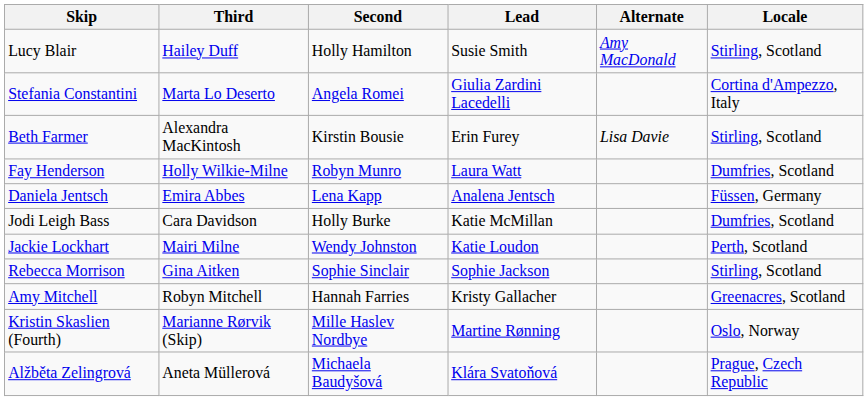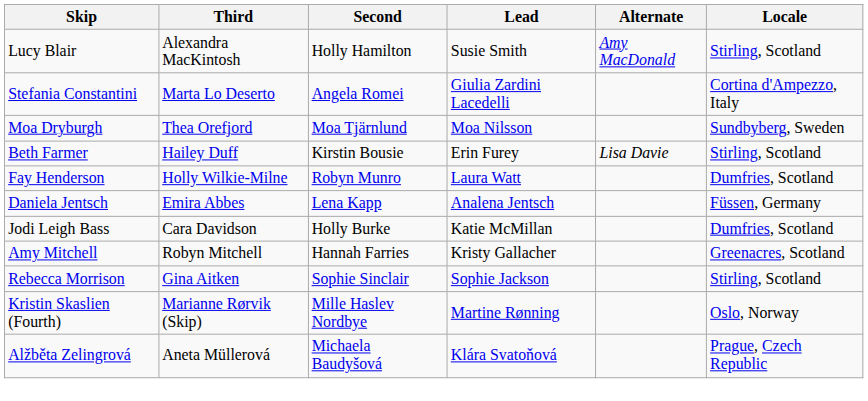(200, 51) Hailey Duff -> (201, 51) Alexandra MacKintosh
+ row: (55, 128)
(201, 136) Alexandra MacKintosh -> (200, 153) Hailey Duff
- row: (59, 246)
rows swapped: (53, 296) <-> (66, 271)
